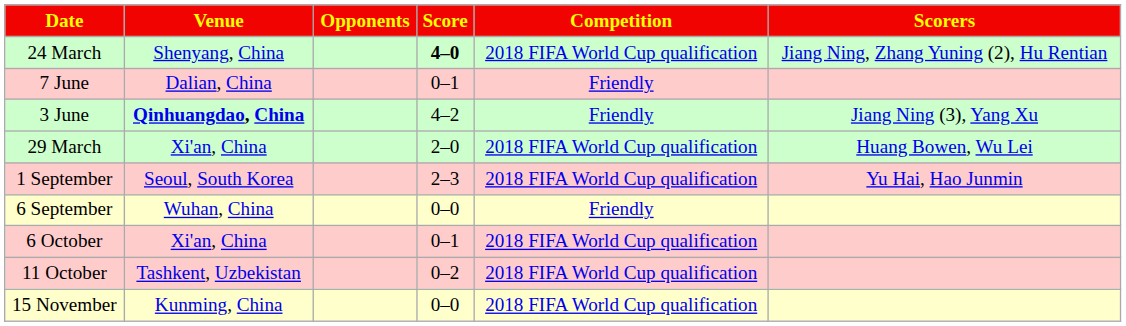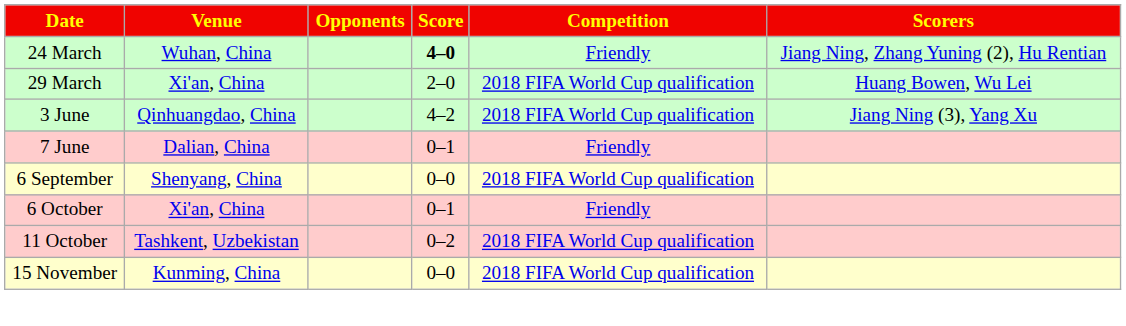(219, 52) Shenyang, China -> (216, 52) Wuhan, China
(621, 52) 2018 FIFA World Cup qualification -> (618, 52) Friendly
rows swapped: (64, 147) <-> (64, 83)
(219, 115) bold -> (216, 115) normal
(621, 115) Friendly -> (618, 115) 2018 FIFA World Cup qualification
- row: (64, 178)
(219, 210) Wuhan, China -> (216, 178) Shenyang, China
(621, 210) Friendly -> (618, 178) 2018 FIFA World Cup qualification
(621, 241) 2018 FIFA World Cup qualification -> (618, 210) Friendly
